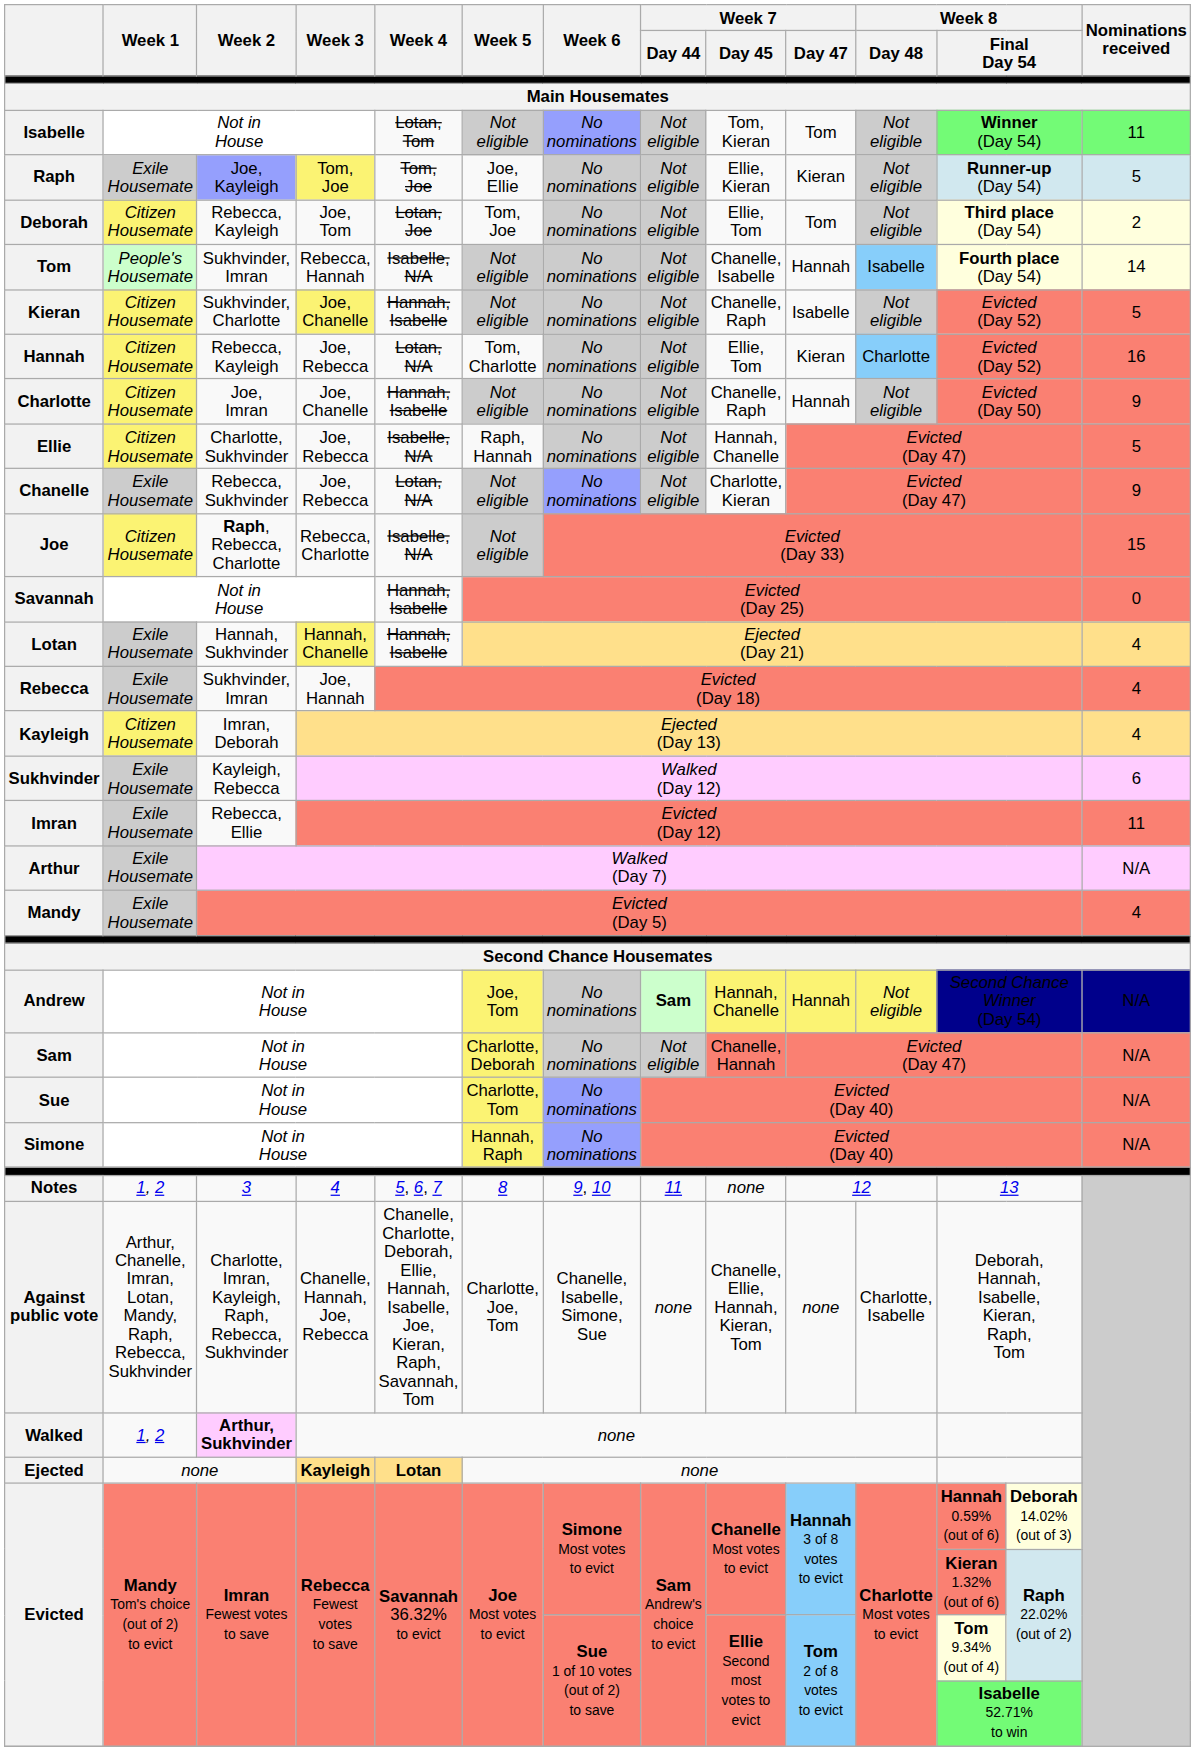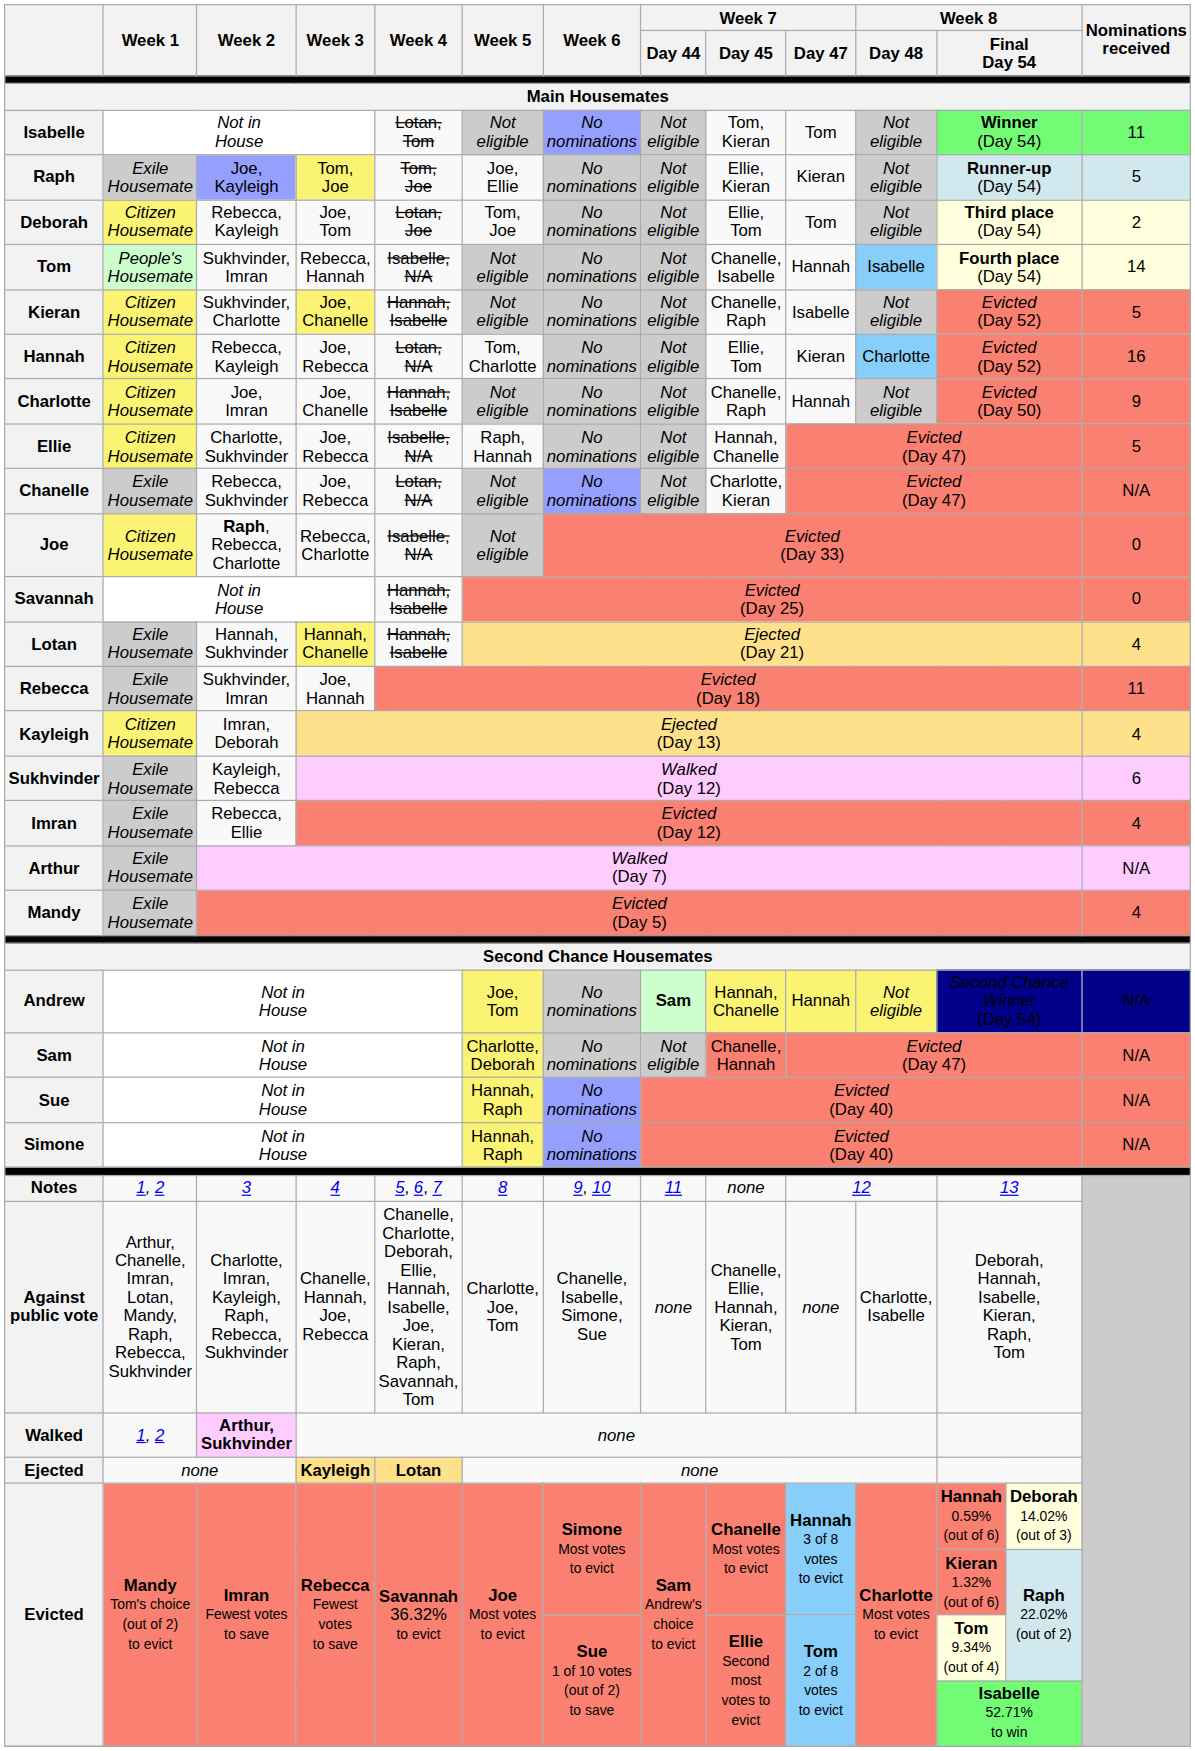(1136, 491) 9 -> (1136, 491) N/A
(1136, 545) 15 -> (1136, 545) 0
(1136, 688) 4 -> (1136, 688) 11
(1136, 823) 11 -> (1136, 823) 4
(503, 1100) Charlotte, Tom -> (503, 1100) Hannah, Raph
